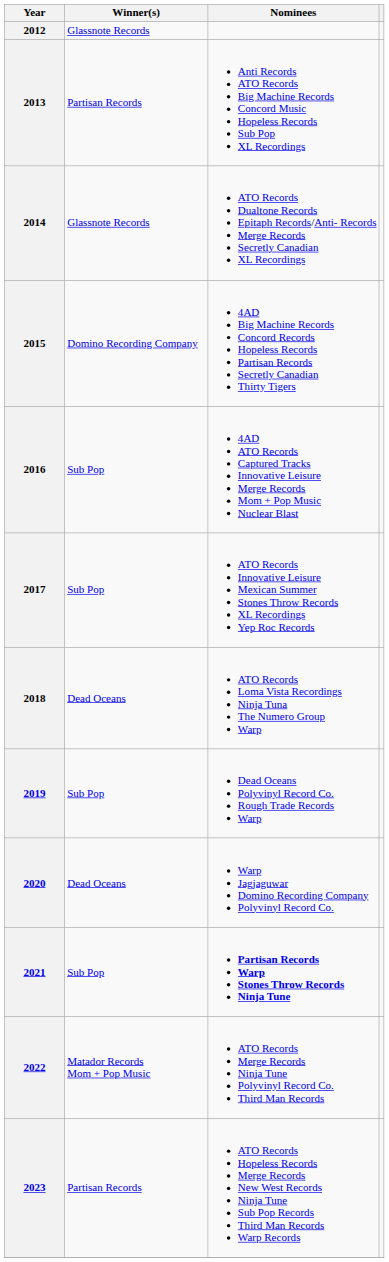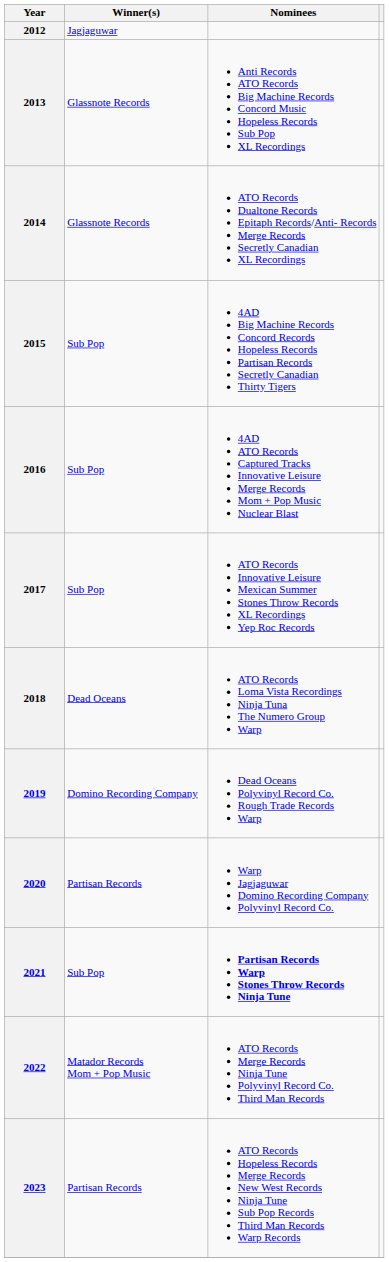(108, 30) Glassnote Records -> (92, 30) Jagjaguwar
(104, 102) Partisan Records -> (108, 102) Glassnote Records
(132, 343) Domino Recording Company -> (86, 343) Sub Pop
(86, 793) Sub Pop -> (132, 793) Domino Recording Company
(96, 882) Dead Oceans -> (104, 882) Partisan Records
